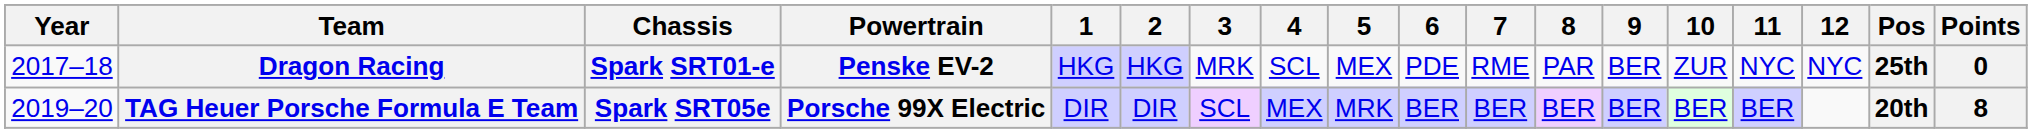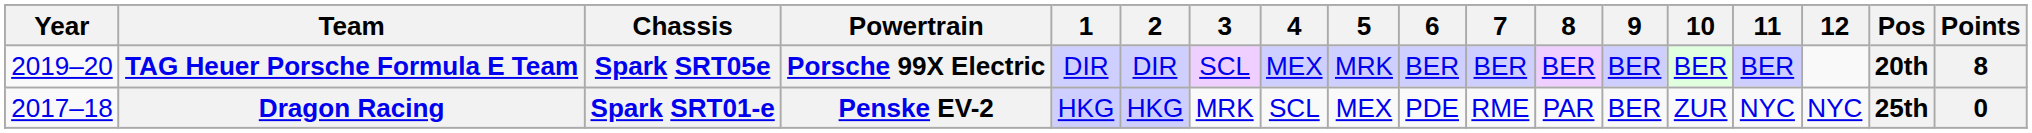rows swapped: (352, 66) <-> (352, 107)
